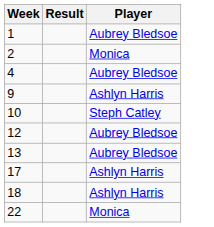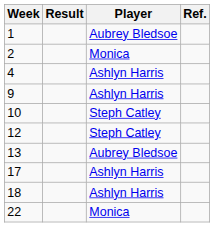+ column: (195, 14)
(133, 73) Aubrey Bledsoe -> (126, 73) Ashlyn Harris
(133, 133) Aubrey Bledsoe -> (125, 133) Steph Catley
